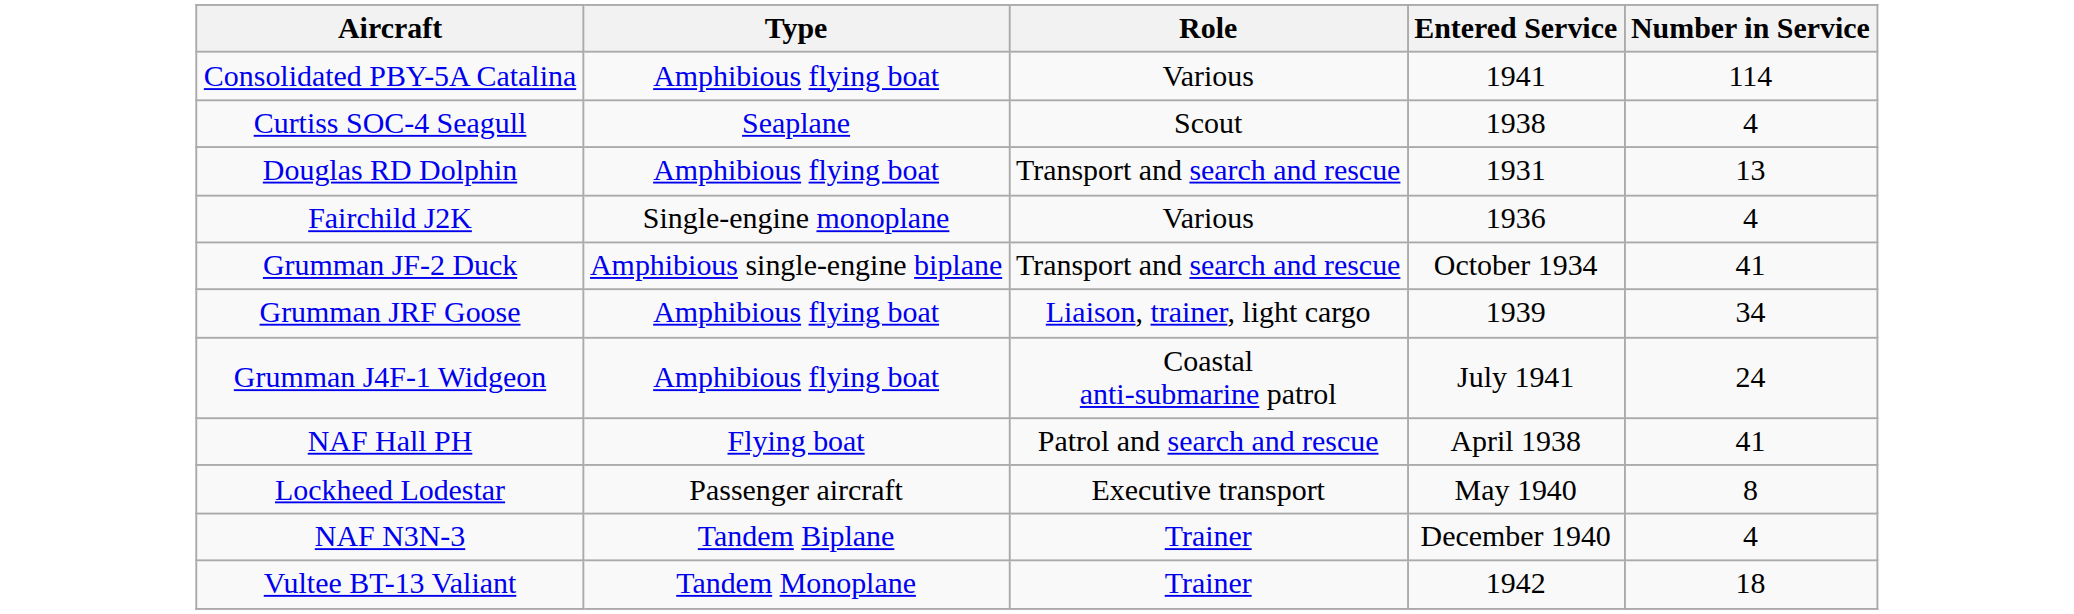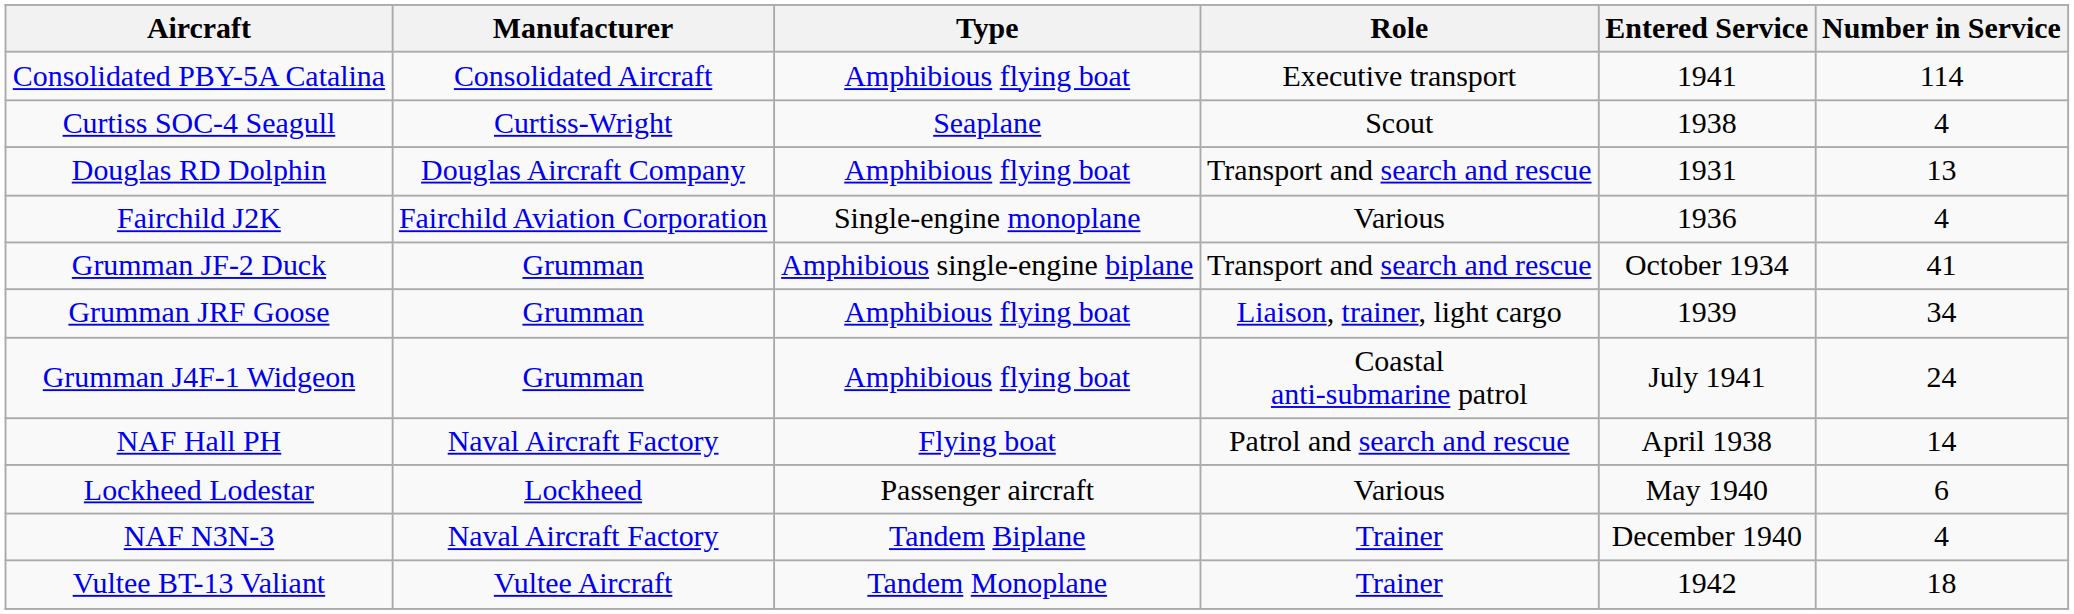+ column: (583, 28)
(1208, 75) Various -> (1399, 75) Executive transport
(1750, 441) 41 -> (1942, 441) 14
(1208, 488) Executive transport -> (1399, 488) Various
(1750, 488) 8 -> (1942, 488) 6
